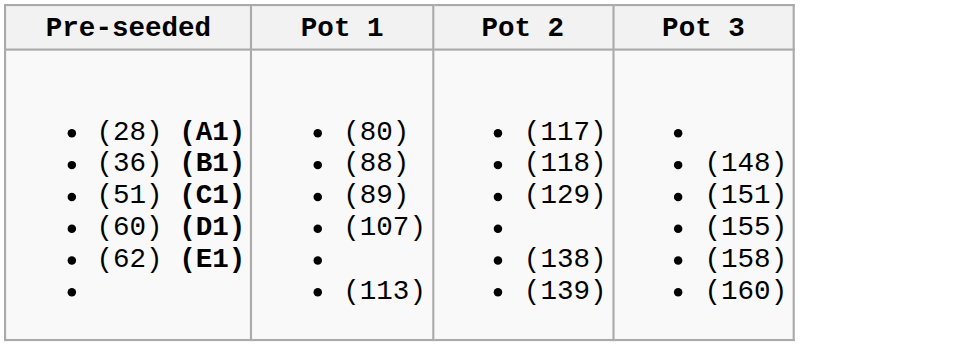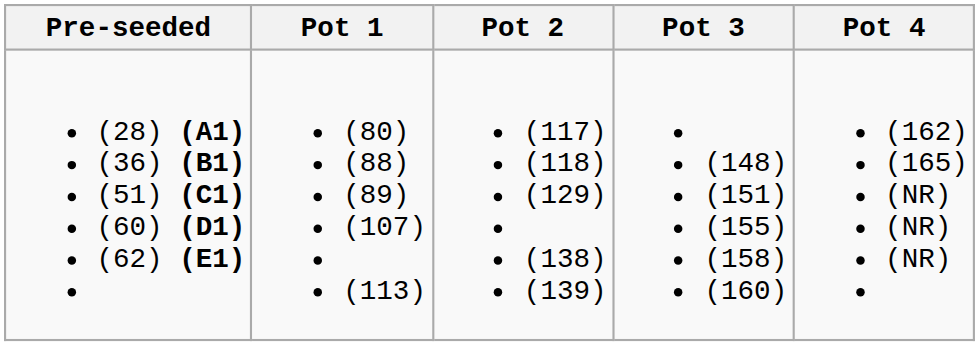+ column: (884, 28)
